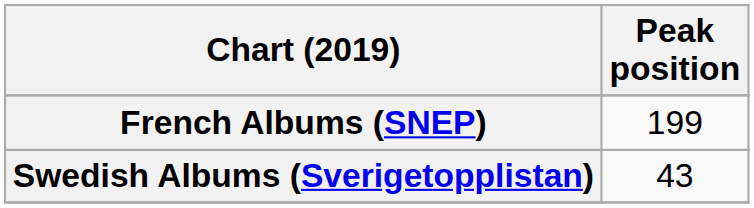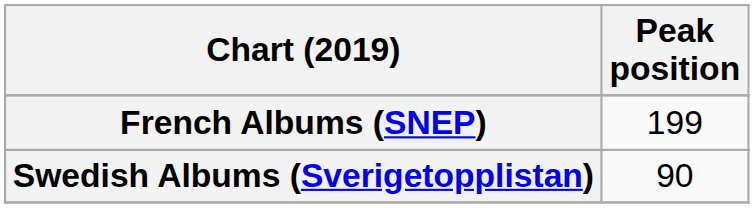(675, 175) 43 -> (675, 175) 90
